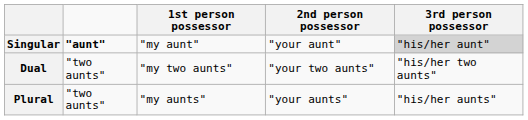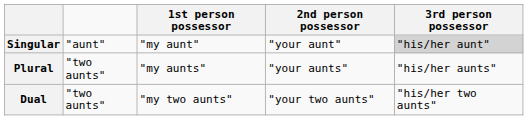(86, 44) bold -> (86, 44) normal
rows swapped: (34, 69) <-> (34, 99)
